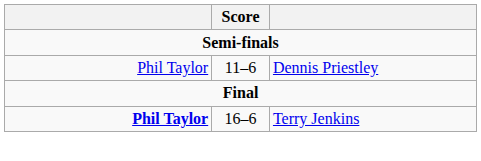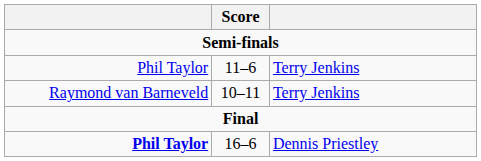(326, 67) Dennis Priestley -> (316, 67) Terry Jenkins
+ row: (241, 93)
(316, 118) Terry Jenkins -> (326, 144) Dennis Priestley
